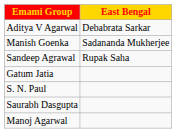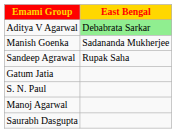(116, 27) no background -> (116, 27) lightgreen background
rows swapped: (42, 105) <-> (37, 120)
